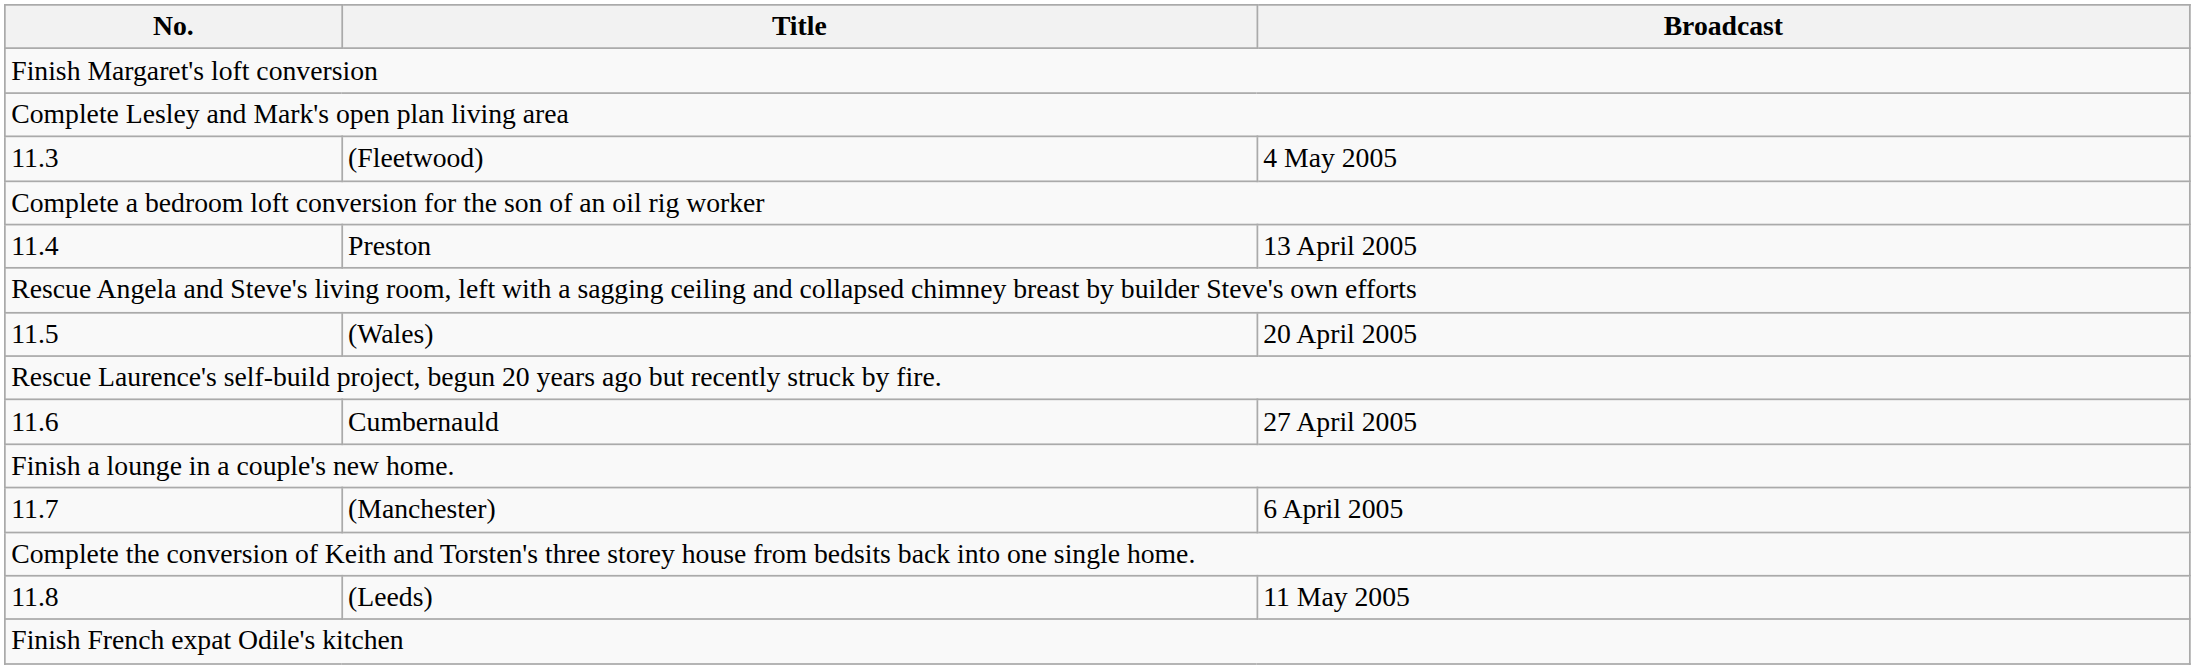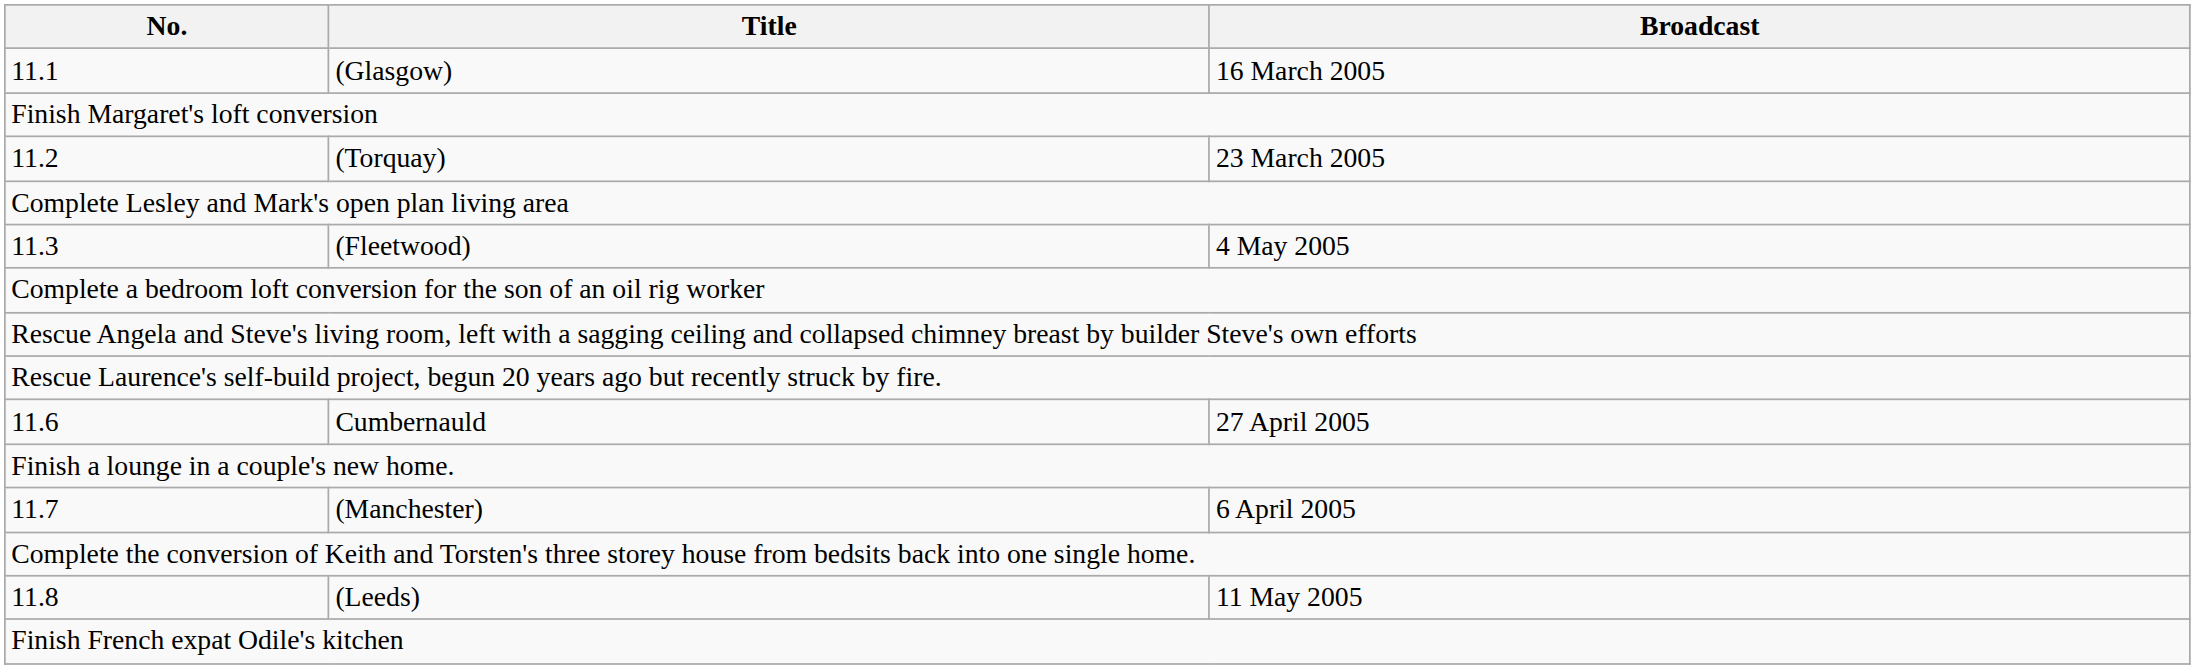+ row: (35, 70)
+ row: (35, 158)
- row: (35, 245)
- row: (35, 333)
